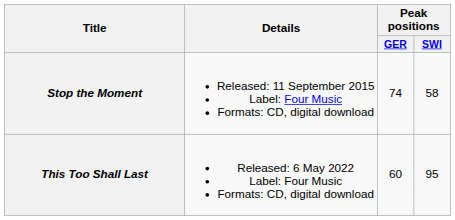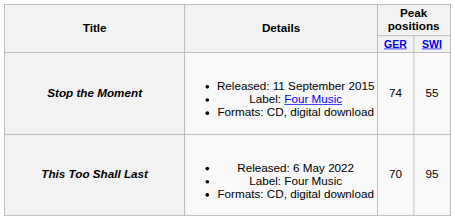(432, 93) 58 -> (432, 93) 55
(395, 174) 60 -> (395, 174) 70
